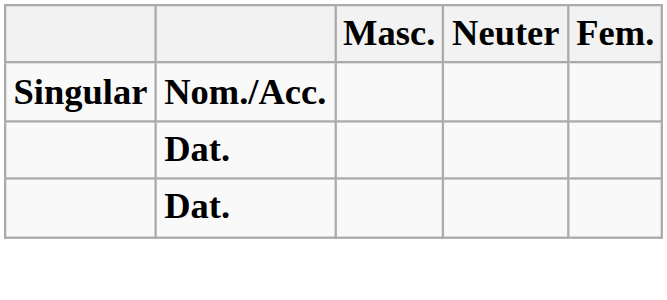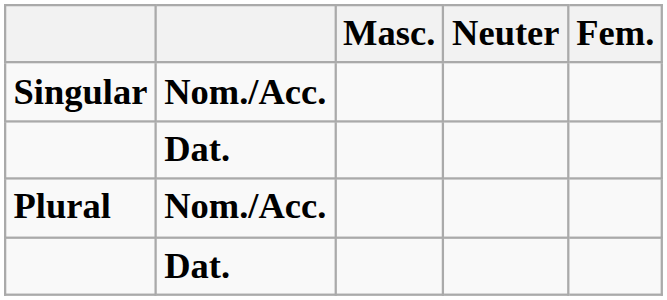+ row: (62, 206)
